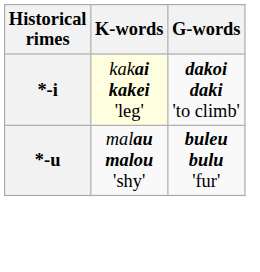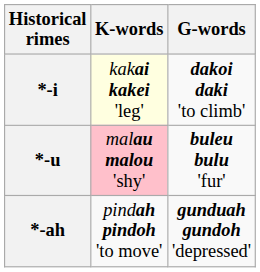(129, 160) no background -> (129, 160) pink background
+ row: (48, 230)
